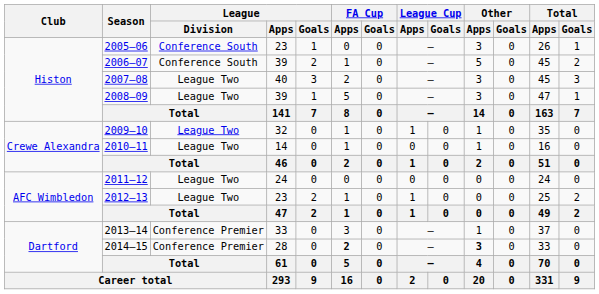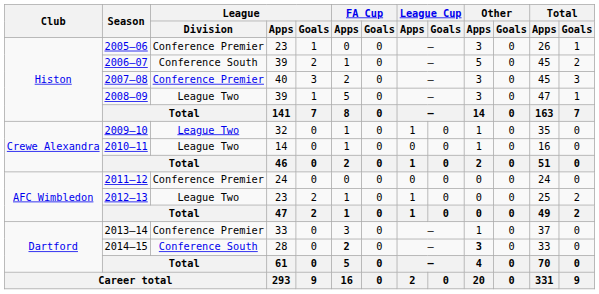(208, 46) Conference South -> (208, 46) Conference Premier
(208, 80) League Two -> (208, 80) Conference Premier
(208, 180) League Two -> (208, 180) Conference Premier
(208, 247) Conference Premier -> (208, 247) Conference South
